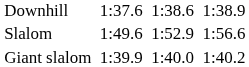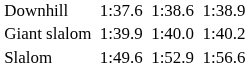rows swapped: (48, 57) <-> (28, 34)
